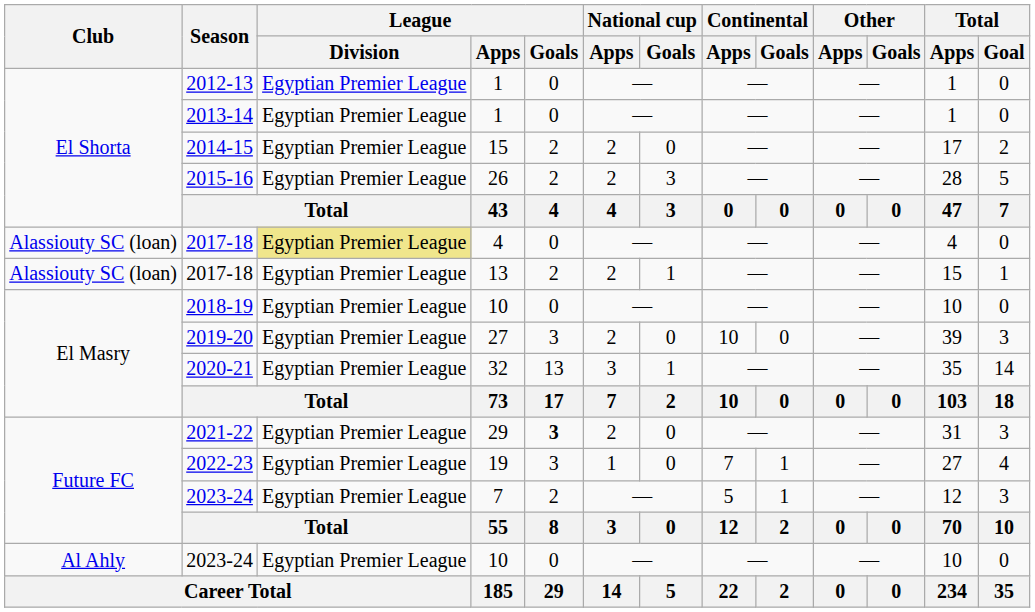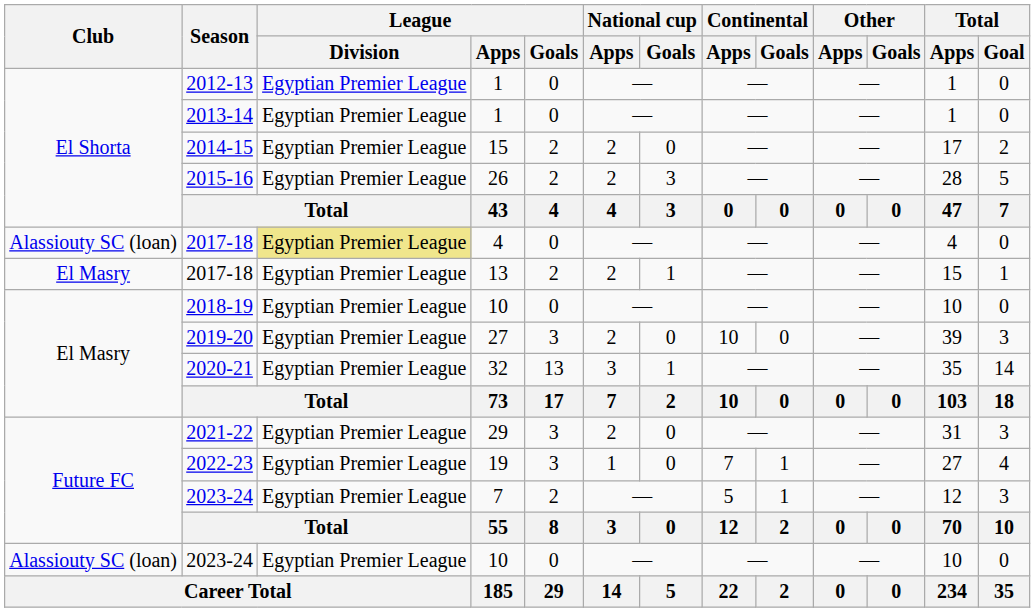(93, 274) Alassiouty SC (loan) -> (93, 274) El Masry
(554, 432) bold -> (554, 432) normal
(93, 559) Al Ahly -> (93, 559) Alassiouty SC (loan)
